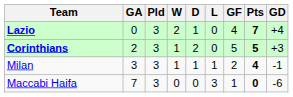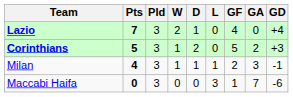columns swapped: (255, 13) <-> (134, 13)
